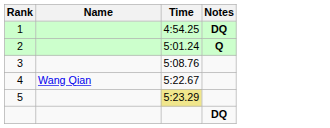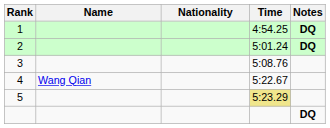+ column: (205, 13)
(219, 47) Q -> (308, 47) DQ
